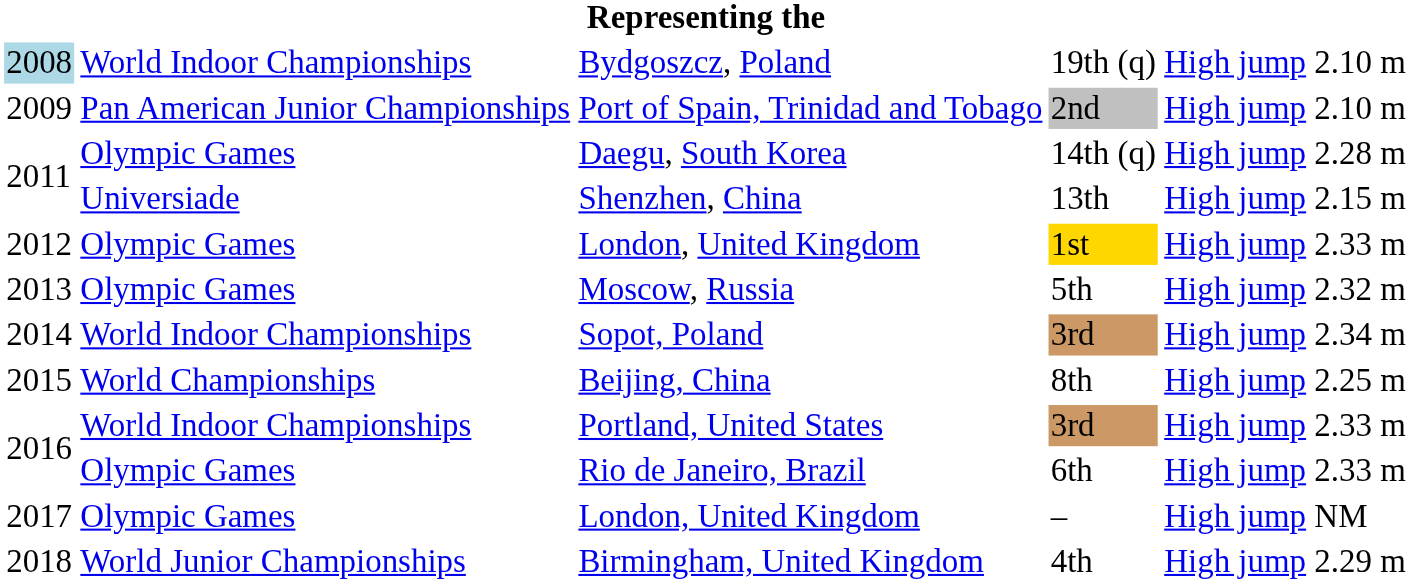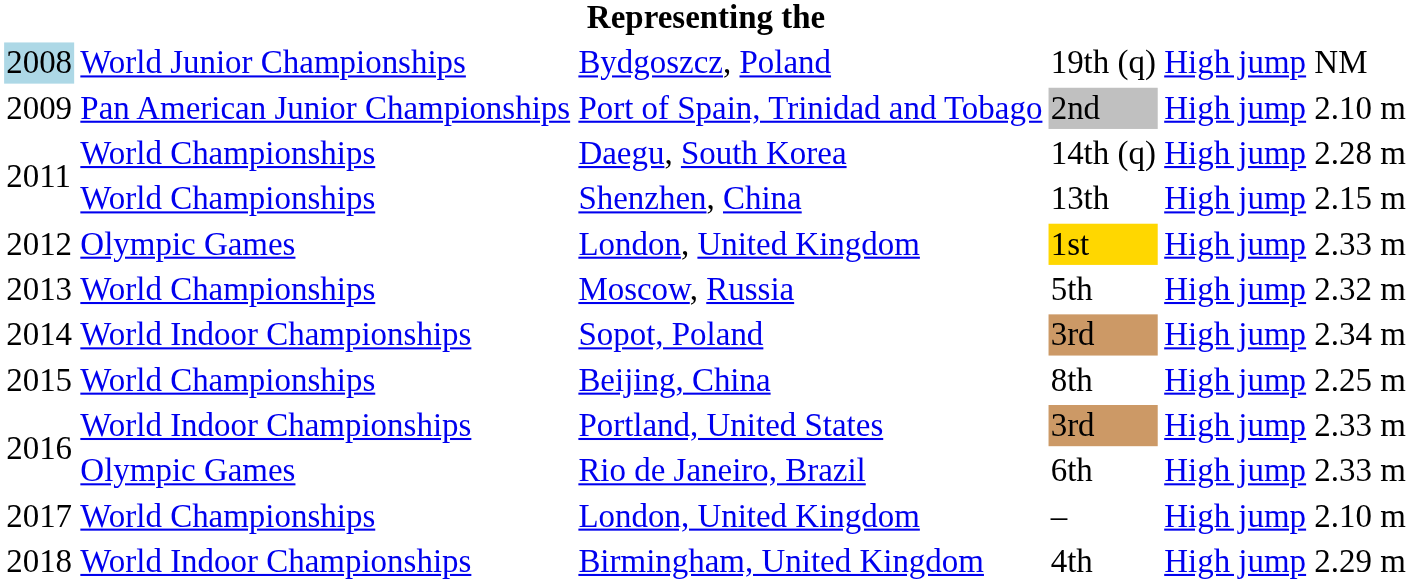(276, 62) World Indoor Championships -> (273, 62) World Junior Championships
(1360, 62) 2.10 m -> (1341, 62) NM
(188, 153) Olympic Games -> (228, 153) World Championships
(160, 198) Universiade -> (228, 198) World Championships
(188, 289) Olympic Games -> (228, 289) World Championships
(188, 515) Olympic Games -> (228, 515) World Championships
(1341, 515) NM -> (1360, 515) 2.10 m
(273, 561) World Junior Championships -> (276, 561) World Indoor Championships
